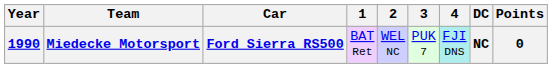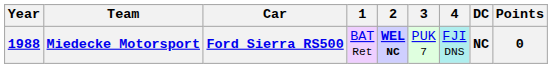(24, 45) 1990 -> (24, 45) 1988
(393, 45) normal -> (393, 45) bold
